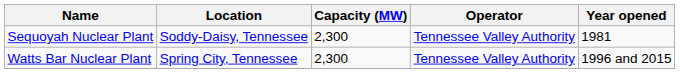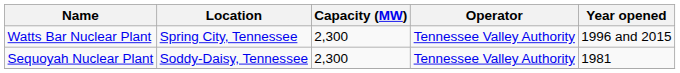rows swapped: (80, 37) <-> (79, 58)
